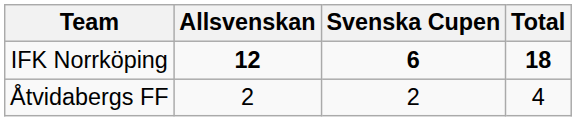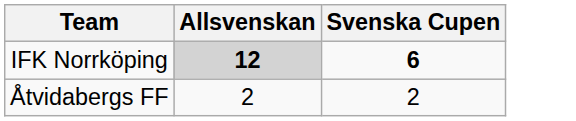- column: (538, 23)
(247, 60) no background -> (247, 60) lightgrey background
